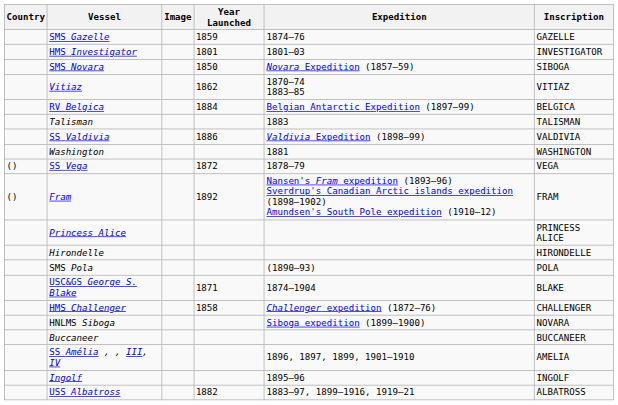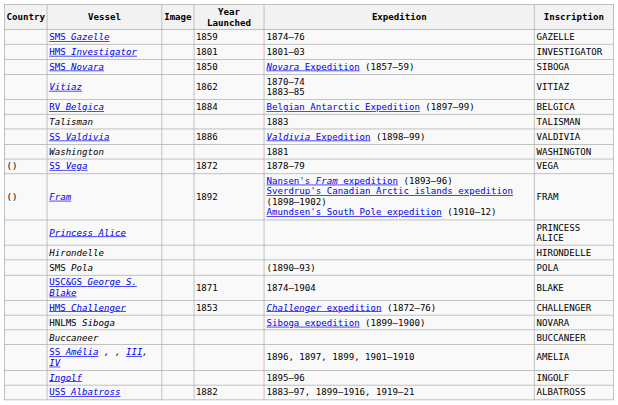(207, 308) 1858 -> (207, 308) 1853
